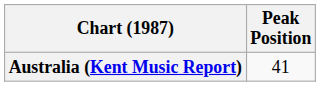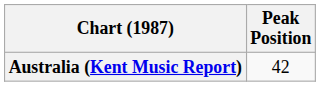(281, 66) 41 -> (281, 66) 42
